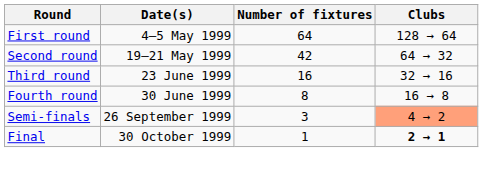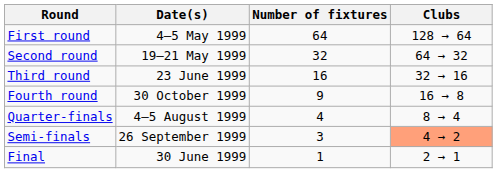(305, 55) 42 -> (320, 55) 32
(186, 96) 30 June 1999 -> (190, 96) 30 October 1999
(305, 96) 8 -> (320, 96) 9
+ row: (60, 116)
(175, 137) 30 October 1999 -> (201, 157) 30 June 1999
(426, 137) bold -> (441, 157) normal
